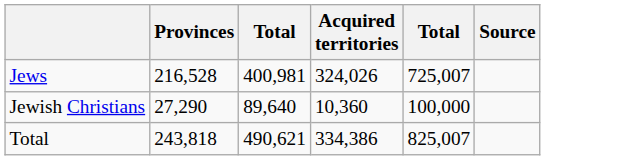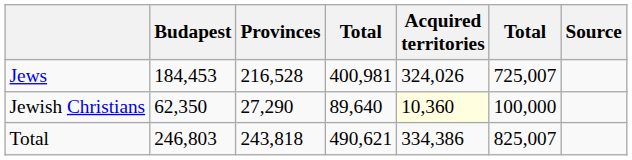+ column: (193, 32)
(341, 107) no background -> (428, 107) lightyellow background
